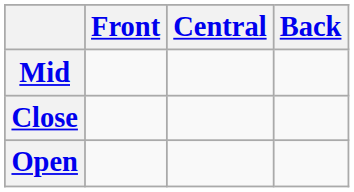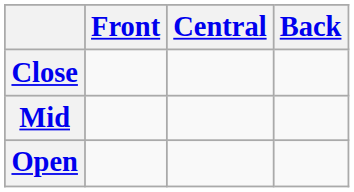rows swapped: (45, 117) <-> (45, 72)
